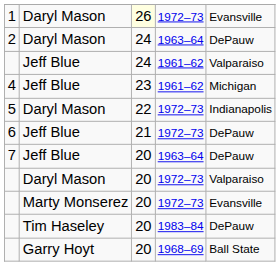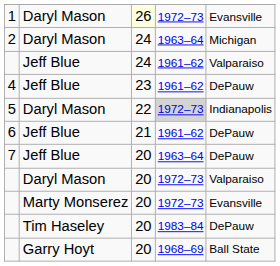(231, 39) DePauw -> (233, 39) Michigan
(233, 86) Michigan -> (231, 86) DePauw
(181, 110) no background -> (181, 110) lightgrey background
(181, 133) 1972–73 -> (181, 133) 1961–62
